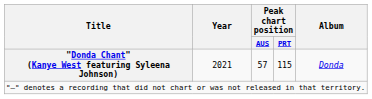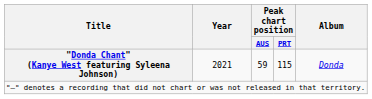(263, 65) 57 -> (263, 65) 59
